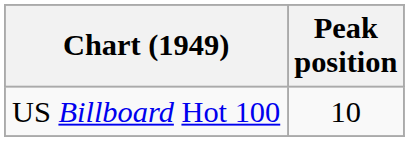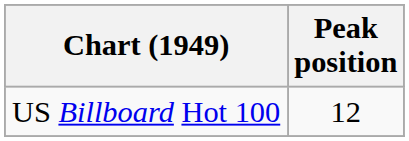(346, 111) 10 -> (346, 111) 12
